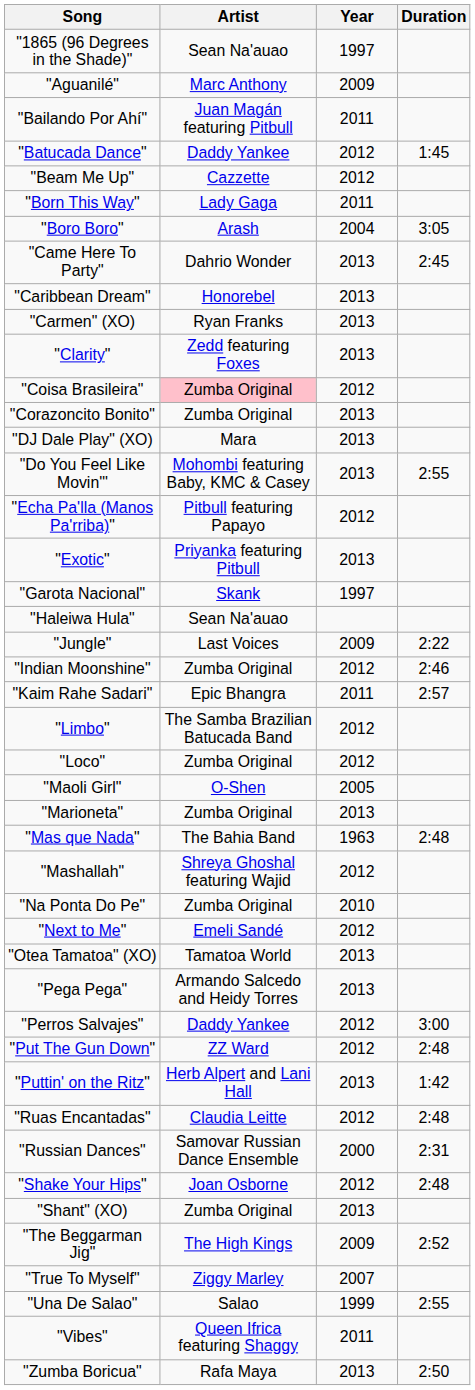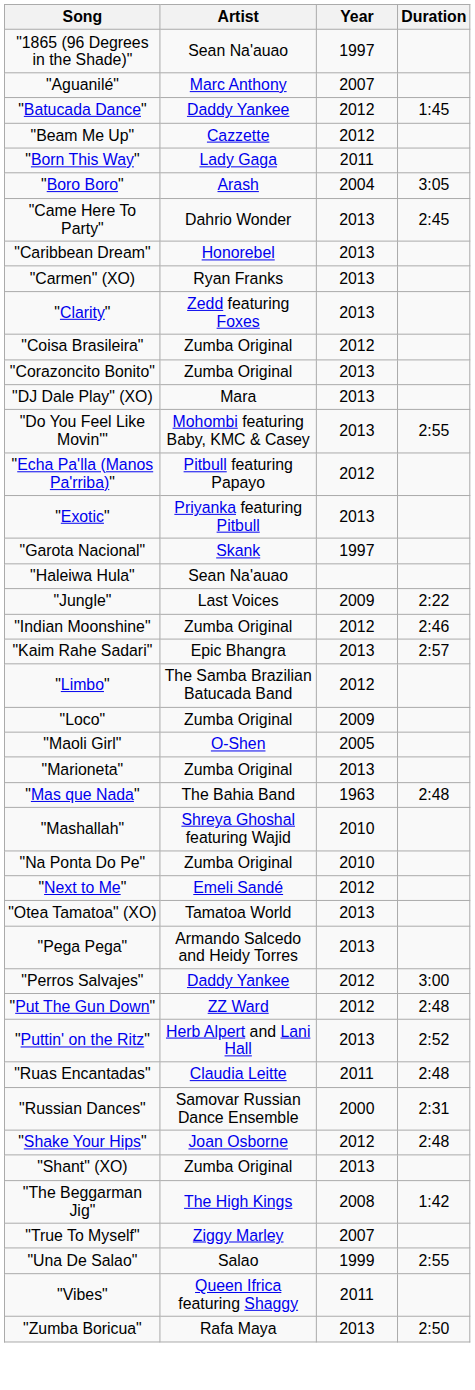(357, 85) 2009 -> (357, 85) 2007
- row: (82, 119)
(238, 389) pink background -> (238, 346) no background
(357, 694) 2011 -> (357, 651) 2013
(357, 762) 2012 -> (357, 719) 2009
(357, 871) 2012 -> (357, 828) 2010
(434, 1083) 1:42 -> (434, 1040) 2:52
(357, 1117) 2012 -> (357, 1074) 2011
(357, 1244) 2009 -> (357, 1201) 2008
(434, 1244) 2:52 -> (434, 1201) 1:42
